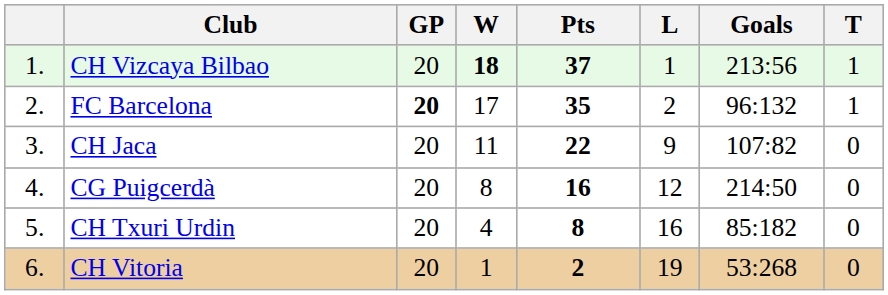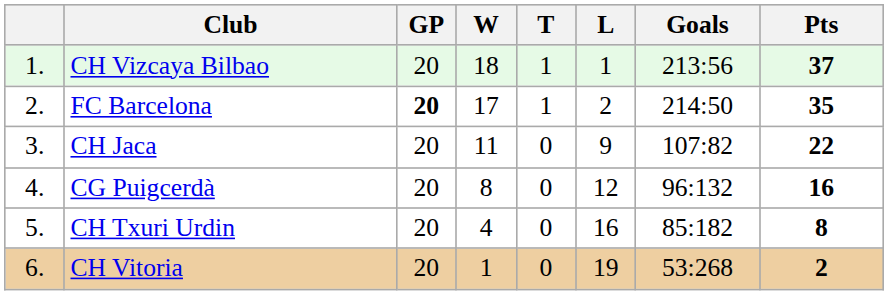columns swapped: (853, 24) <-> (578, 24)
(486, 65) bold -> (486, 65) normal
(761, 106) 96:132 -> (697, 106) 214:50
(761, 187) 214:50 -> (697, 187) 96:132
